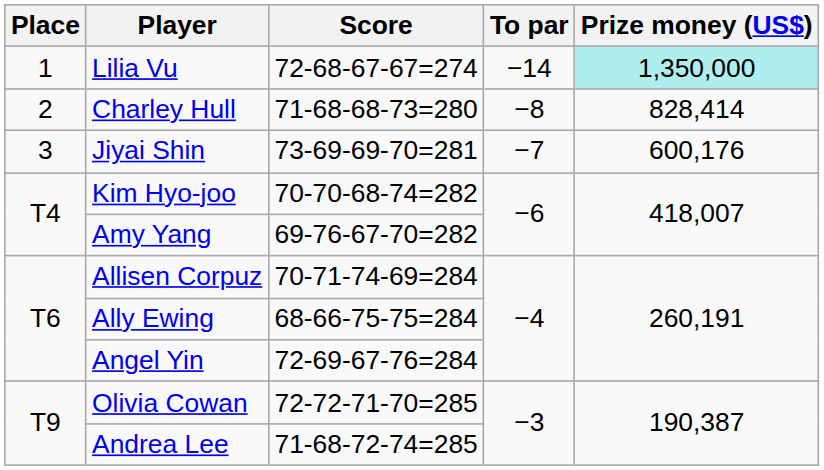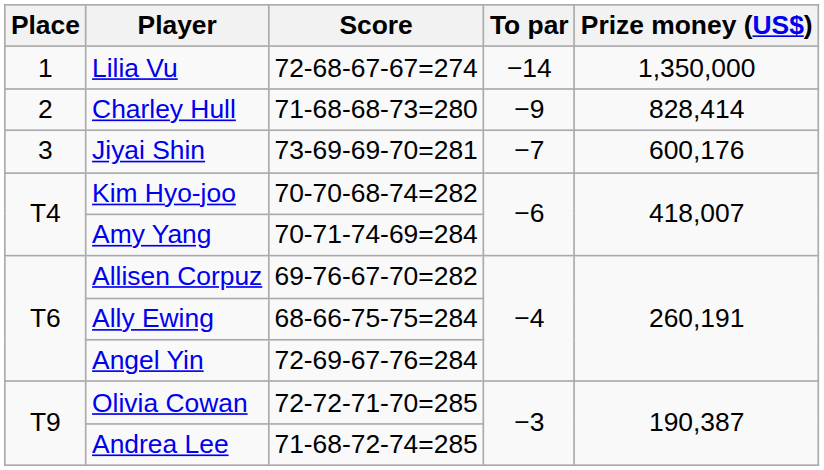(697, 67) paleturquoise background -> (697, 67) no background
(529, 109) −8 -> (529, 109) −9
(376, 234) 69-76-67-70=282 -> (376, 234) 70-71-74-69=284
(376, 276) 70-71-74-69=284 -> (376, 276) 69-76-67-70=282
